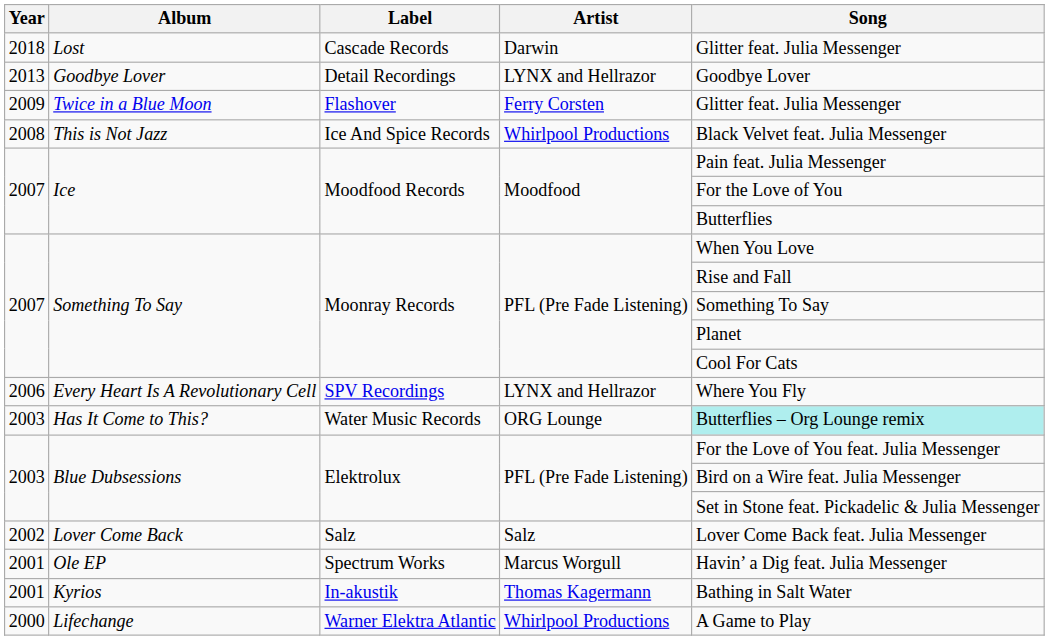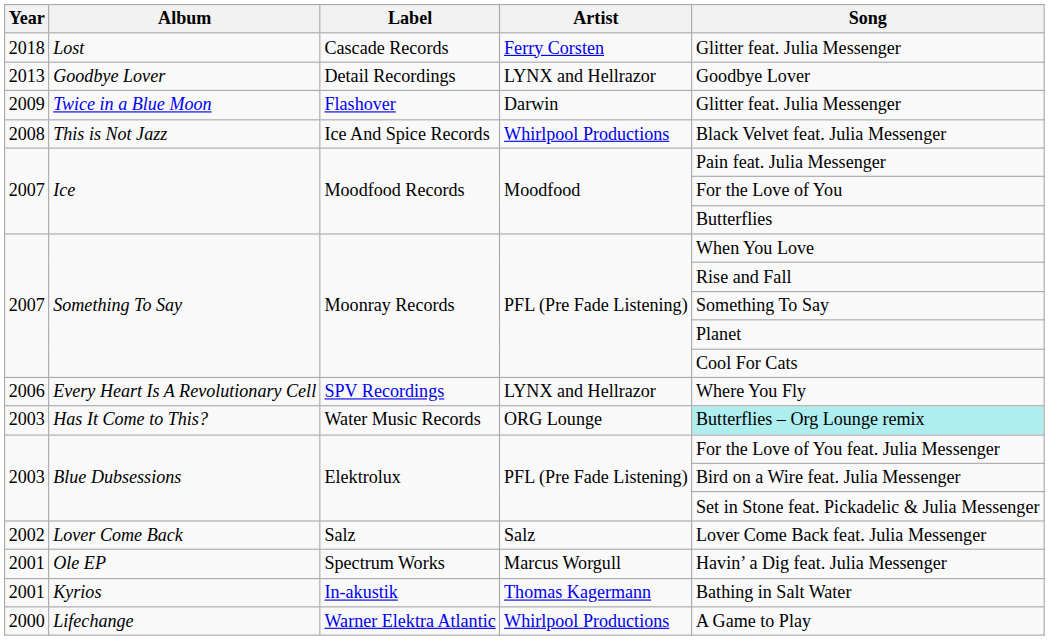(531, 47) Darwin -> (554, 47) Ferry Corsten
(554, 104) Ferry Corsten -> (531, 104) Darwin
